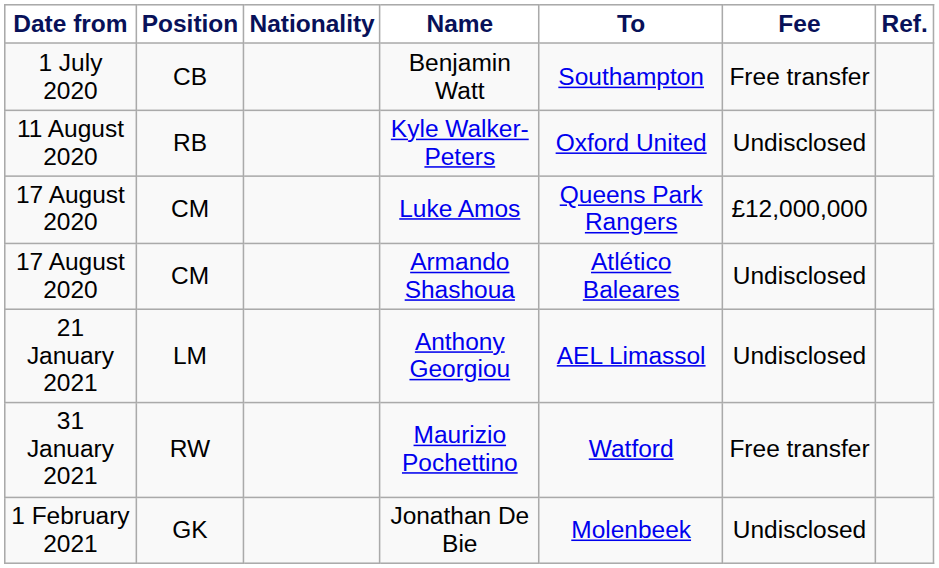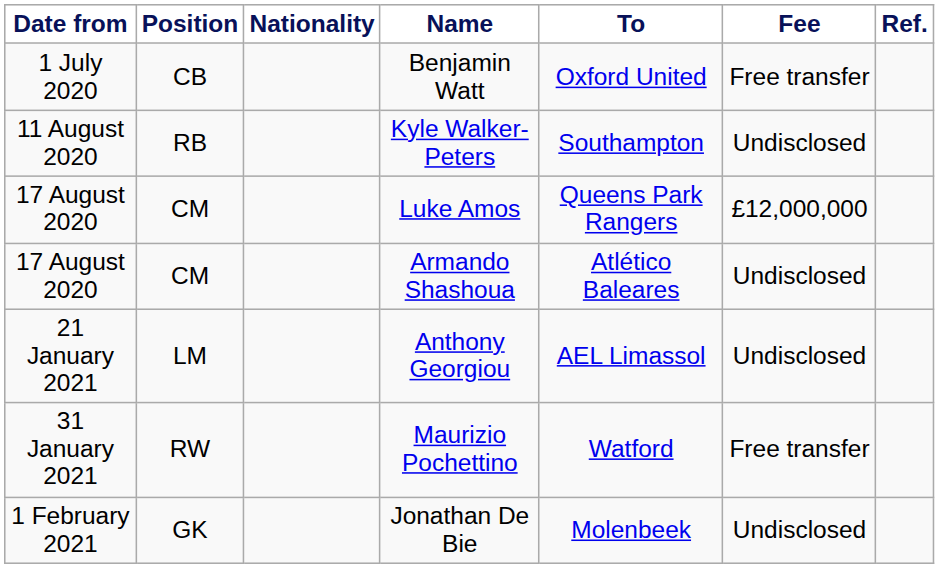(631, 76) Southampton -> (631, 76) Oxford United
(631, 142) Oxford United -> (631, 142) Southampton
